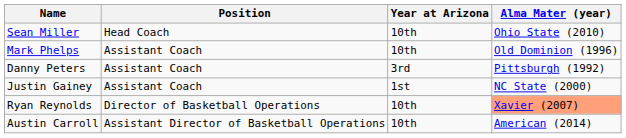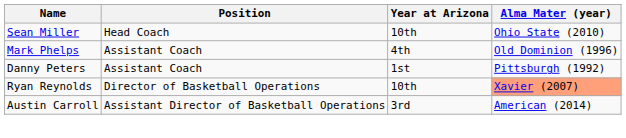(404, 50) 10th -> (400, 50) 4th
(400, 68) 3rd -> (400, 68) 1st
- row: (50, 86)
(404, 123) 10th -> (400, 105) 3rd
